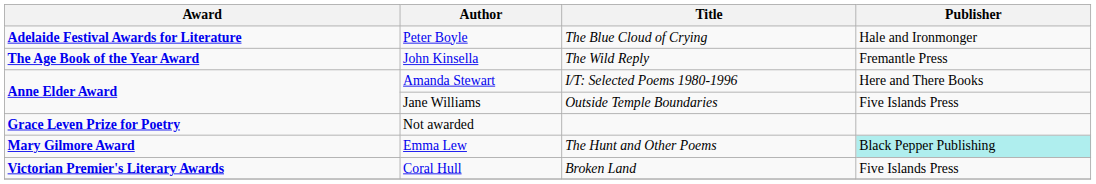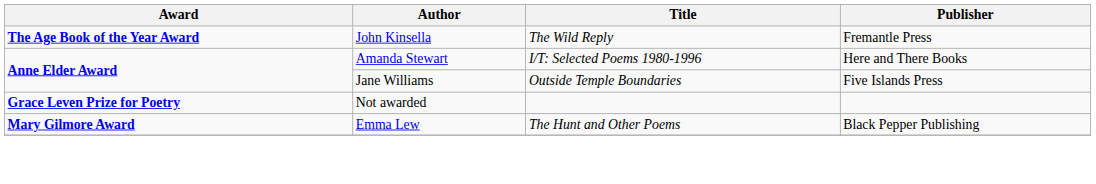- row: (435, 37)
(927, 146) paleturquoise background -> (911, 124) no background
- row: (432, 168)
